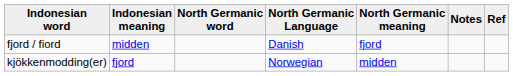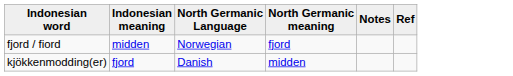- column: (220, 19)
(286, 44) Danish -> (204, 44) Norwegian
(295, 62) Norwegian -> (195, 62) Danish
